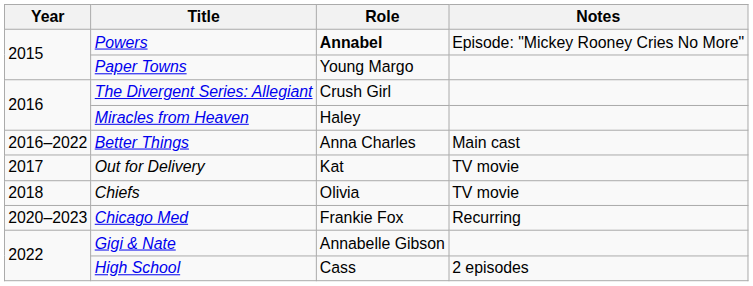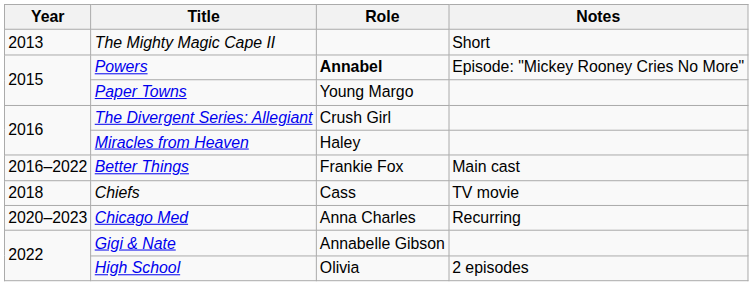+ row: (185, 42)
(368, 142) Anna Charles -> (362, 167) Frankie Fox
- row: (150, 167)
(340, 192) Olivia -> (338, 192) Cass
(362, 218) Frankie Fox -> (368, 218) Anna Charles
(338, 268) Cass -> (340, 268) Olivia
